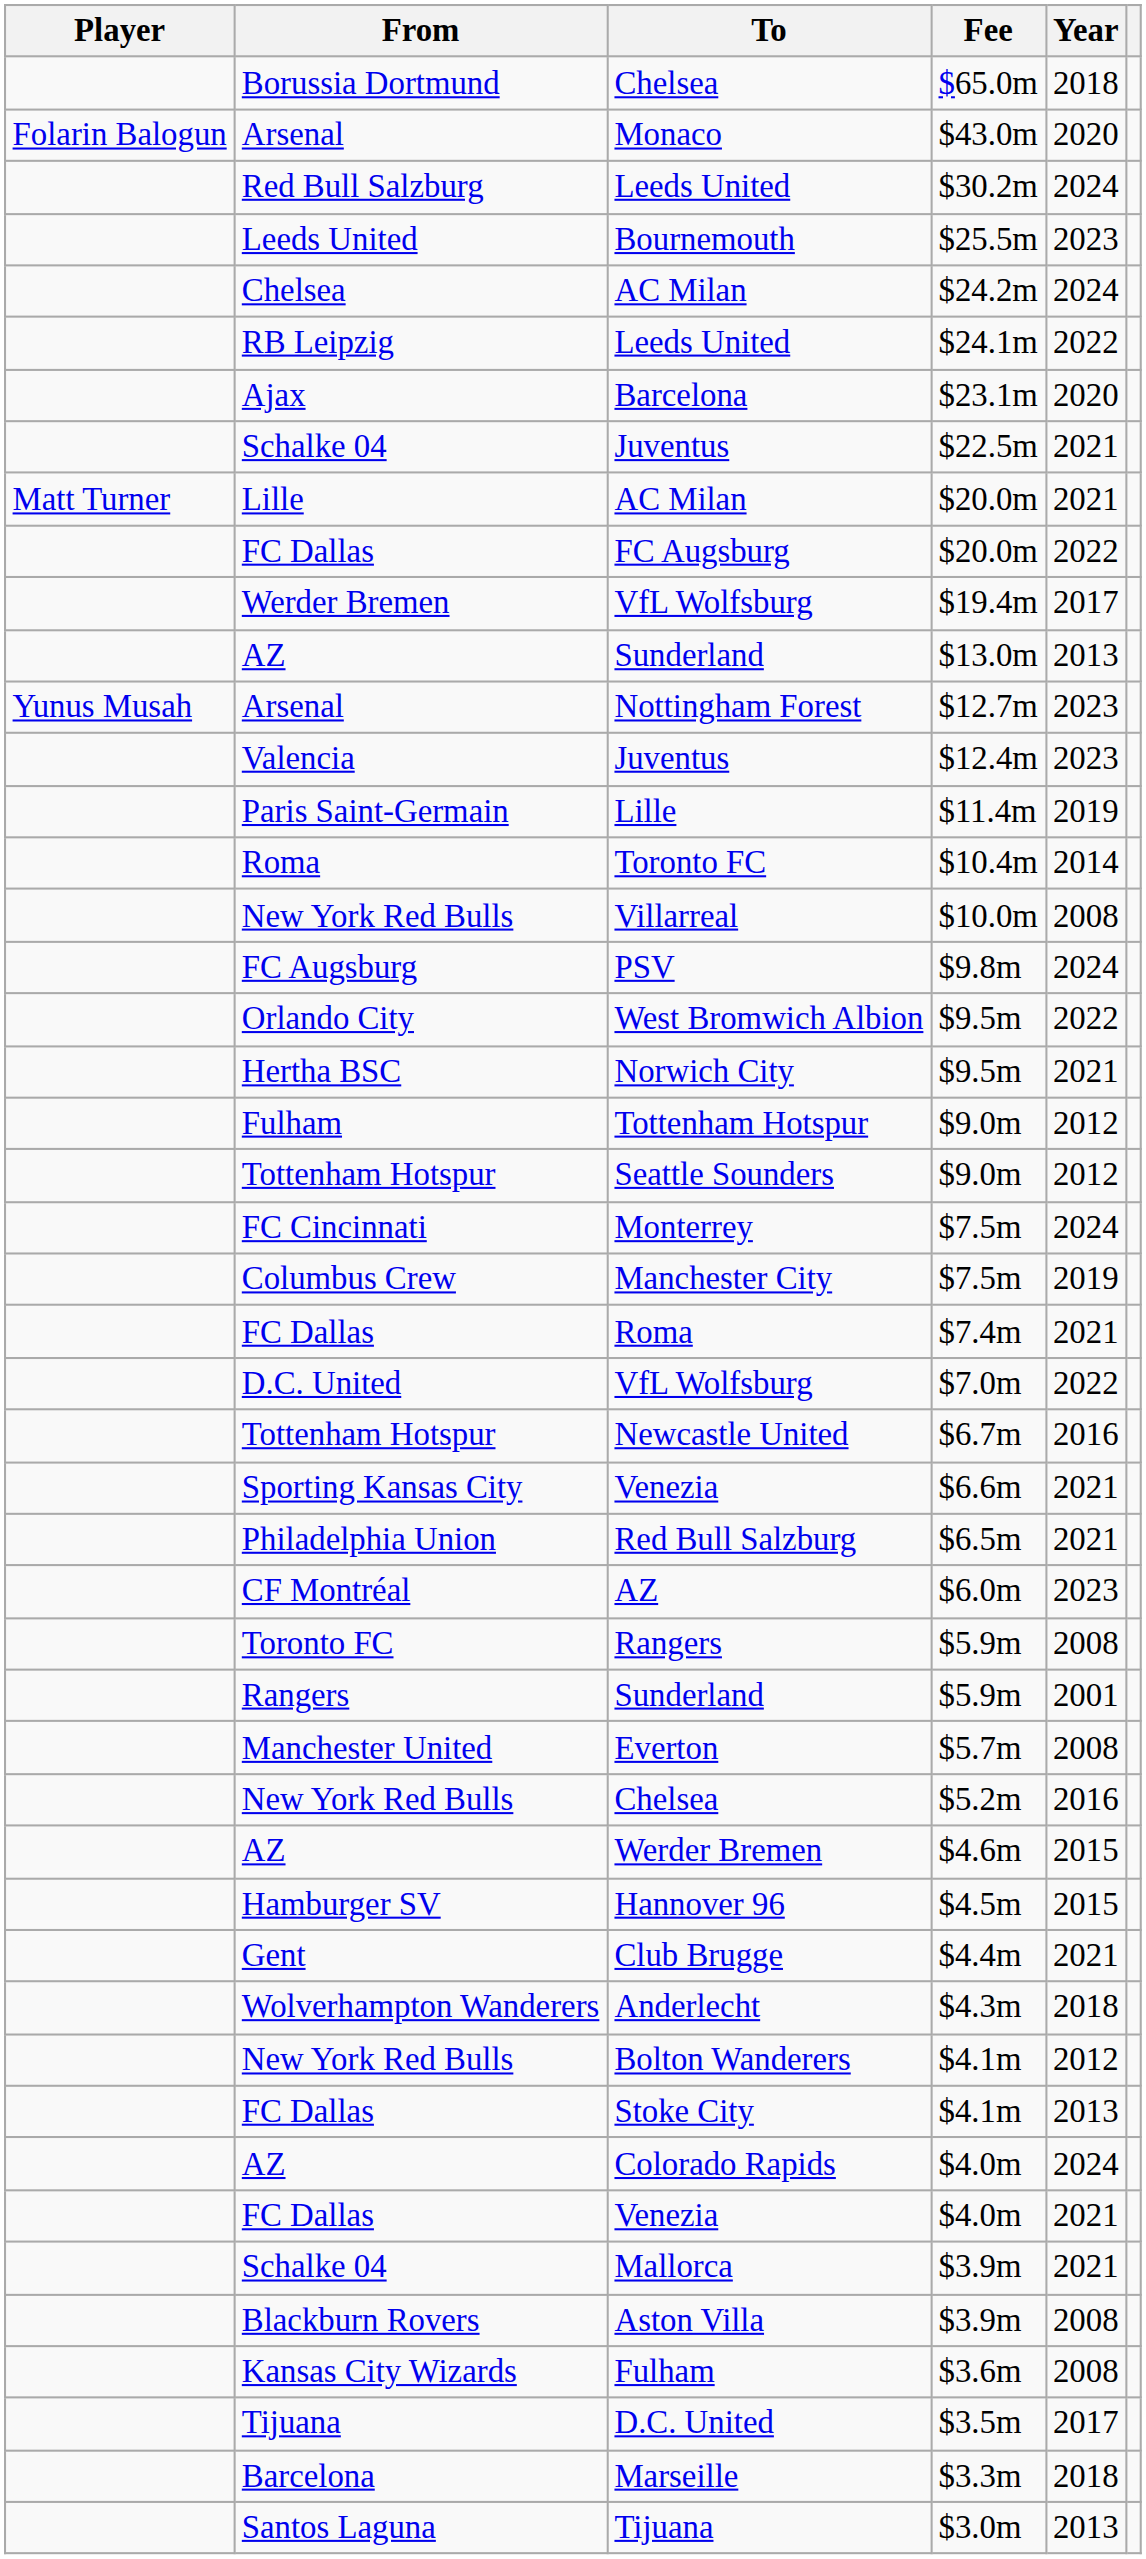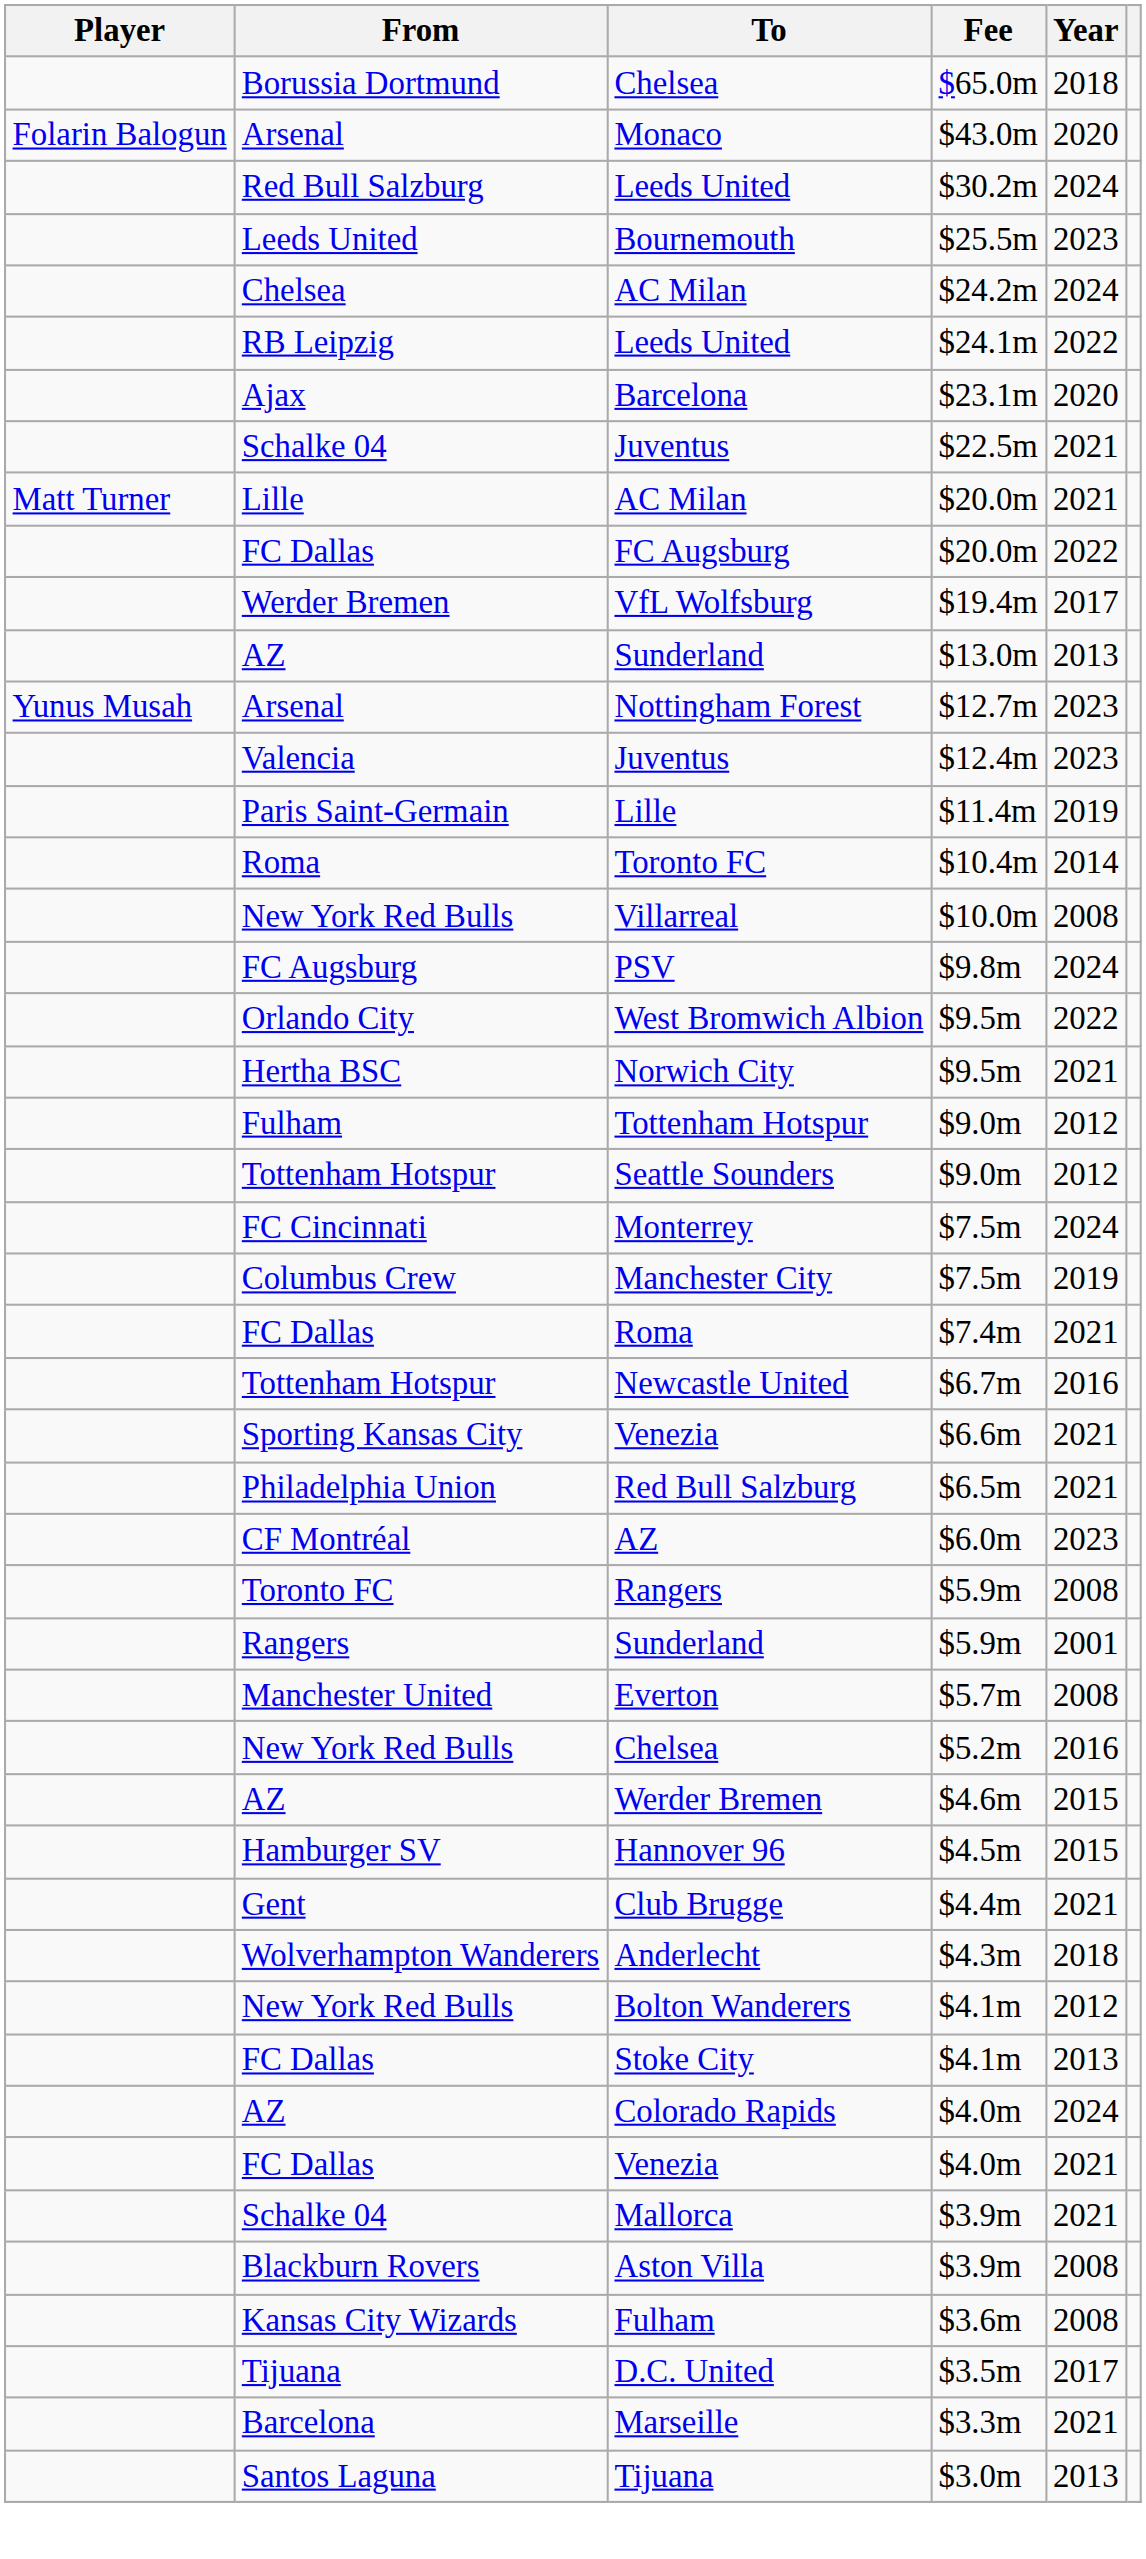- row: (714, 1382)
(1086, 2475) 2018 -> (1086, 2423) 2021
